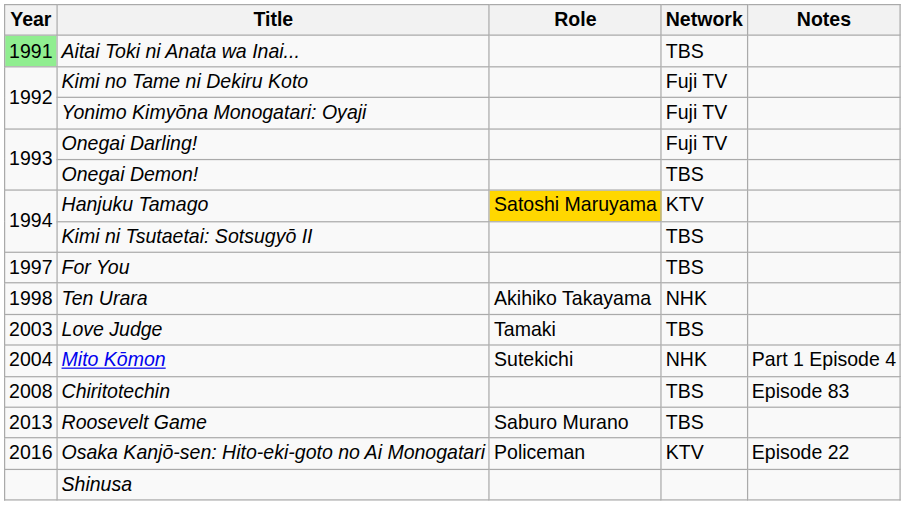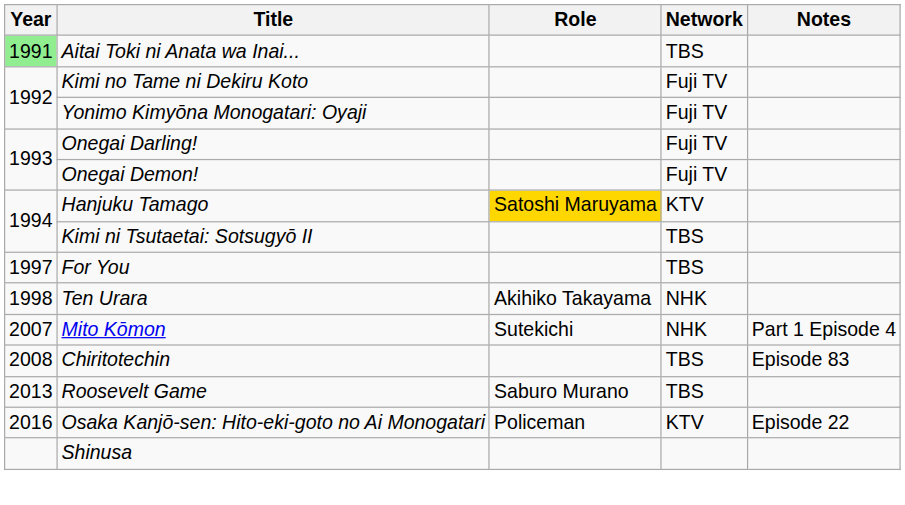(685, 174) TBS -> (697, 174) Fuji TV
- row: (112, 329)
(31, 360) 2004 -> (31, 329) 2007
